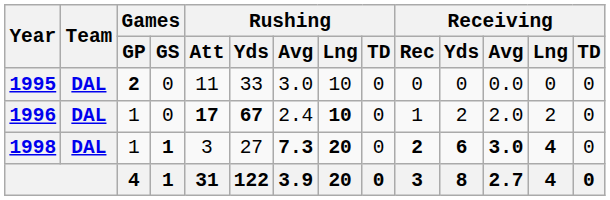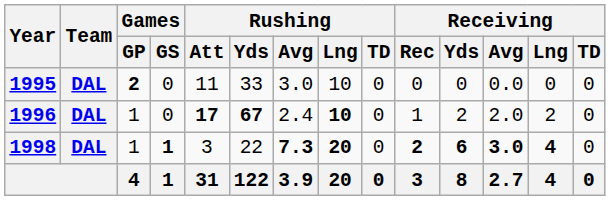(251, 148) 27 -> (251, 148) 22
